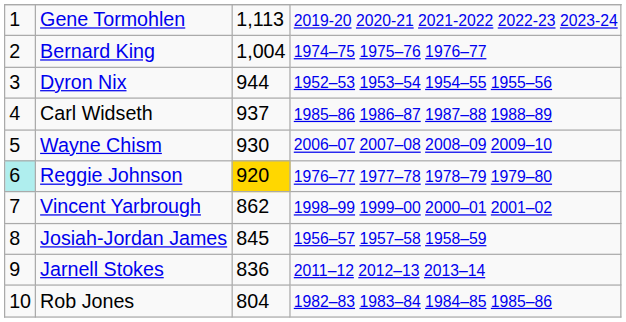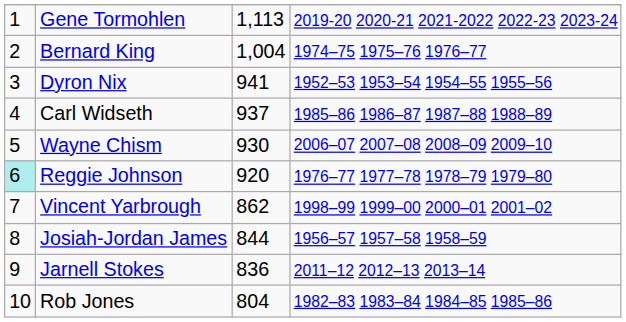(253, 82) 944 -> (253, 82) 941
(253, 176) gold background -> (253, 176) no background
(253, 238) 845 -> (253, 238) 844
